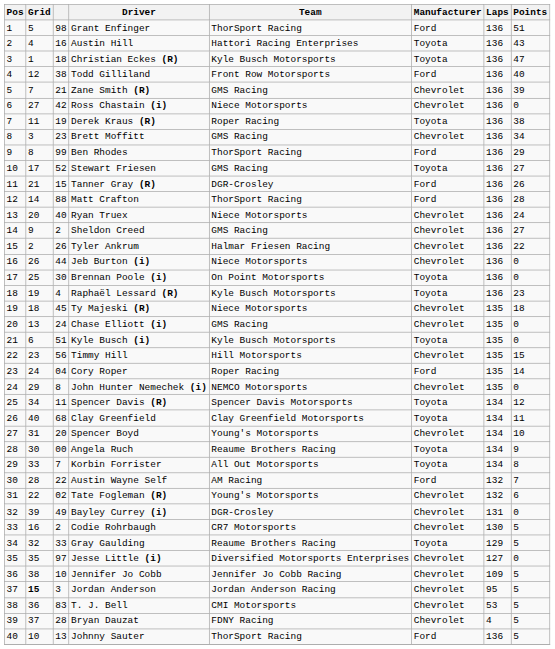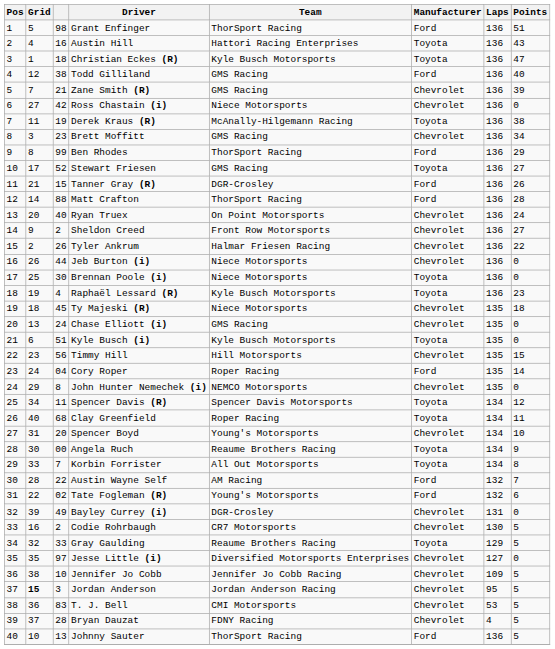(271, 74) Front Row Motorsports -> (240, 74) GMS Racing
(245, 121) Roper Racing -> (282, 121) McAnally-Hilgemann Racing
(259, 215) Niece Motorsports -> (268, 215) On Point Motorsports
(240, 230) GMS Racing -> (271, 230) Front Row Motorsports
(268, 277) On Point Motorsports -> (259, 277) Niece Motorsports
(288, 418) Clay Greenfield Motorsports -> (245, 418) Roper Racing
(439, 496) Chevrolet -> (425, 496) Ford
